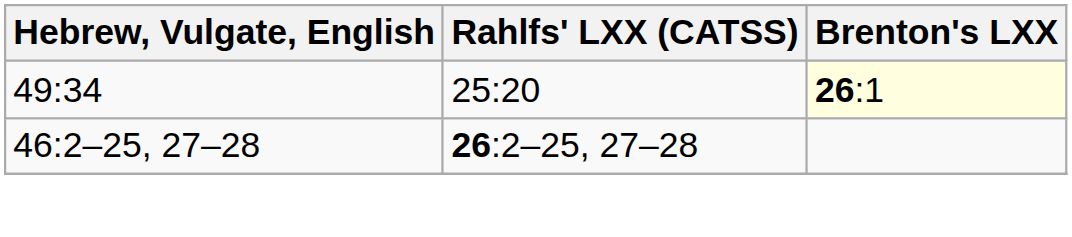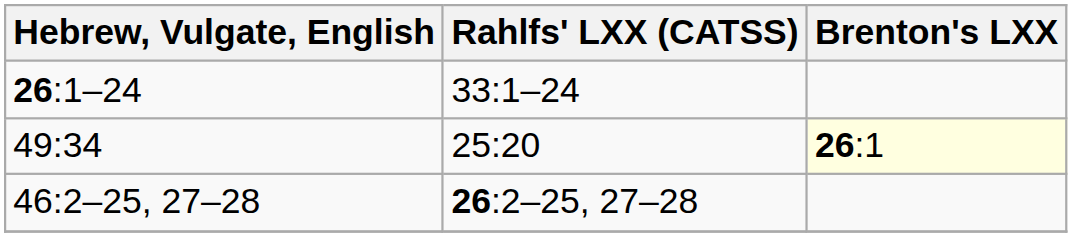+ row: (78, 88)
